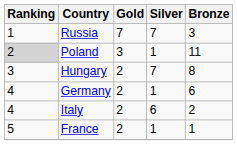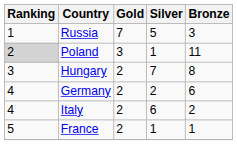(153, 33) 7 -> (153, 33) 5
(153, 91) 1 -> (153, 91) 2
